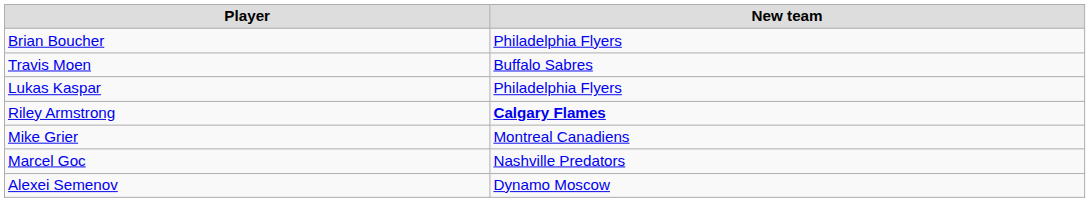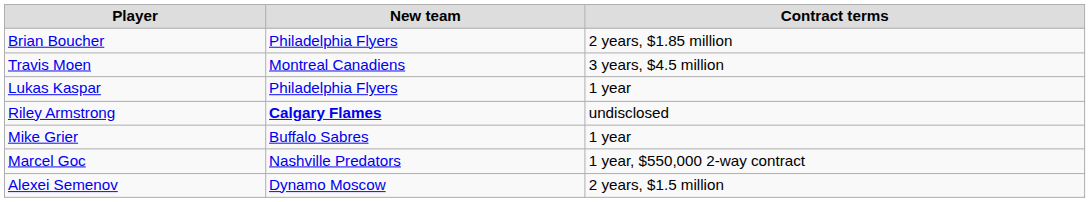+ column: (835, 16)
(543, 64) Buffalo Sabres -> (337, 64) Montreal Canadiens
(561, 137) Montreal Canadiens -> (319, 137) Buffalo Sabres
